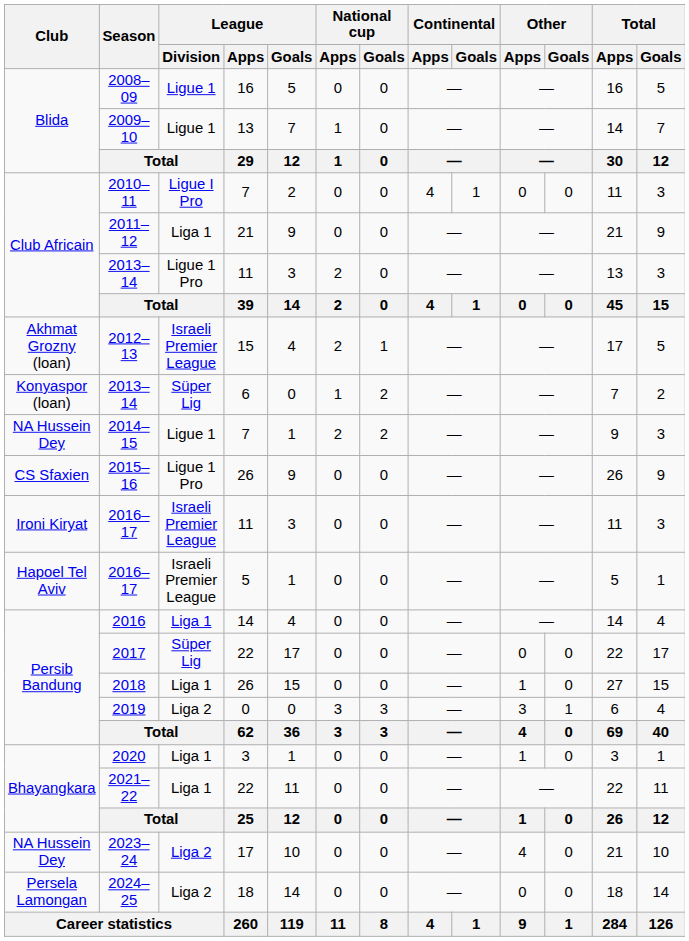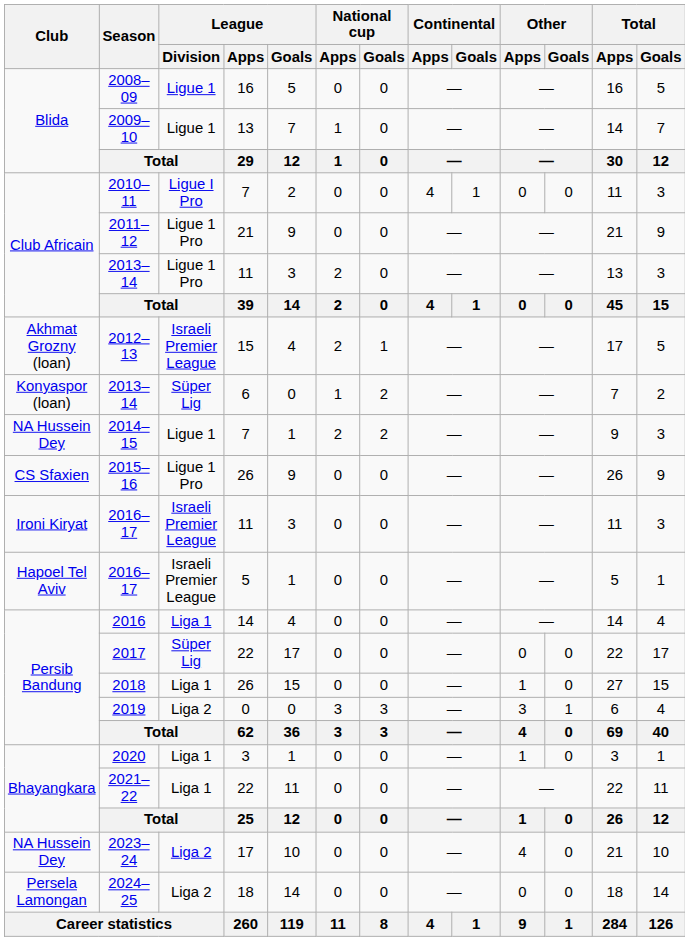(191, 233) Liga 1 -> (191, 233) Ligue 1 Pro
